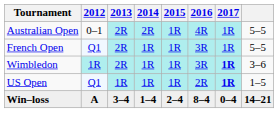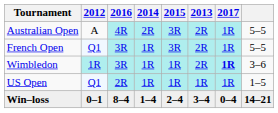columns swapped: (121, 13) <-> (201, 13)
(94, 30) 0–1 -> (94, 30) A
(175, 30) 1R -> (175, 30) 3R
(175, 47) 1R -> (175, 47) 3R
(228, 82) bold -> (228, 82) normal
(94, 99) A -> (94, 99) 0–1
